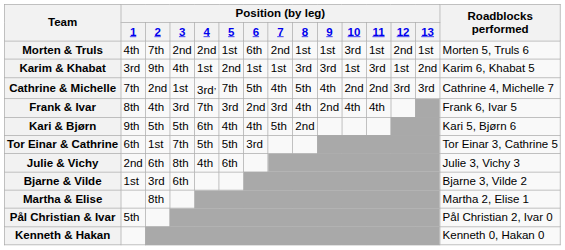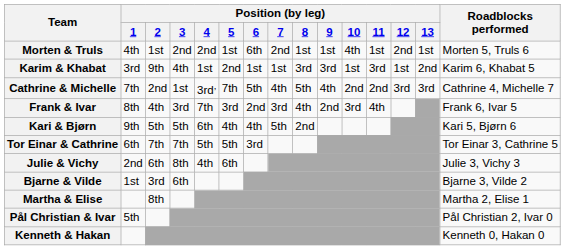(156, 50) 7th -> (156, 50) 1st
(353, 50) 3rd -> (352, 50) 4th
(352, 108) 4th -> (353, 108) 3rd
(156, 144) 1st -> (156, 144) 7th
